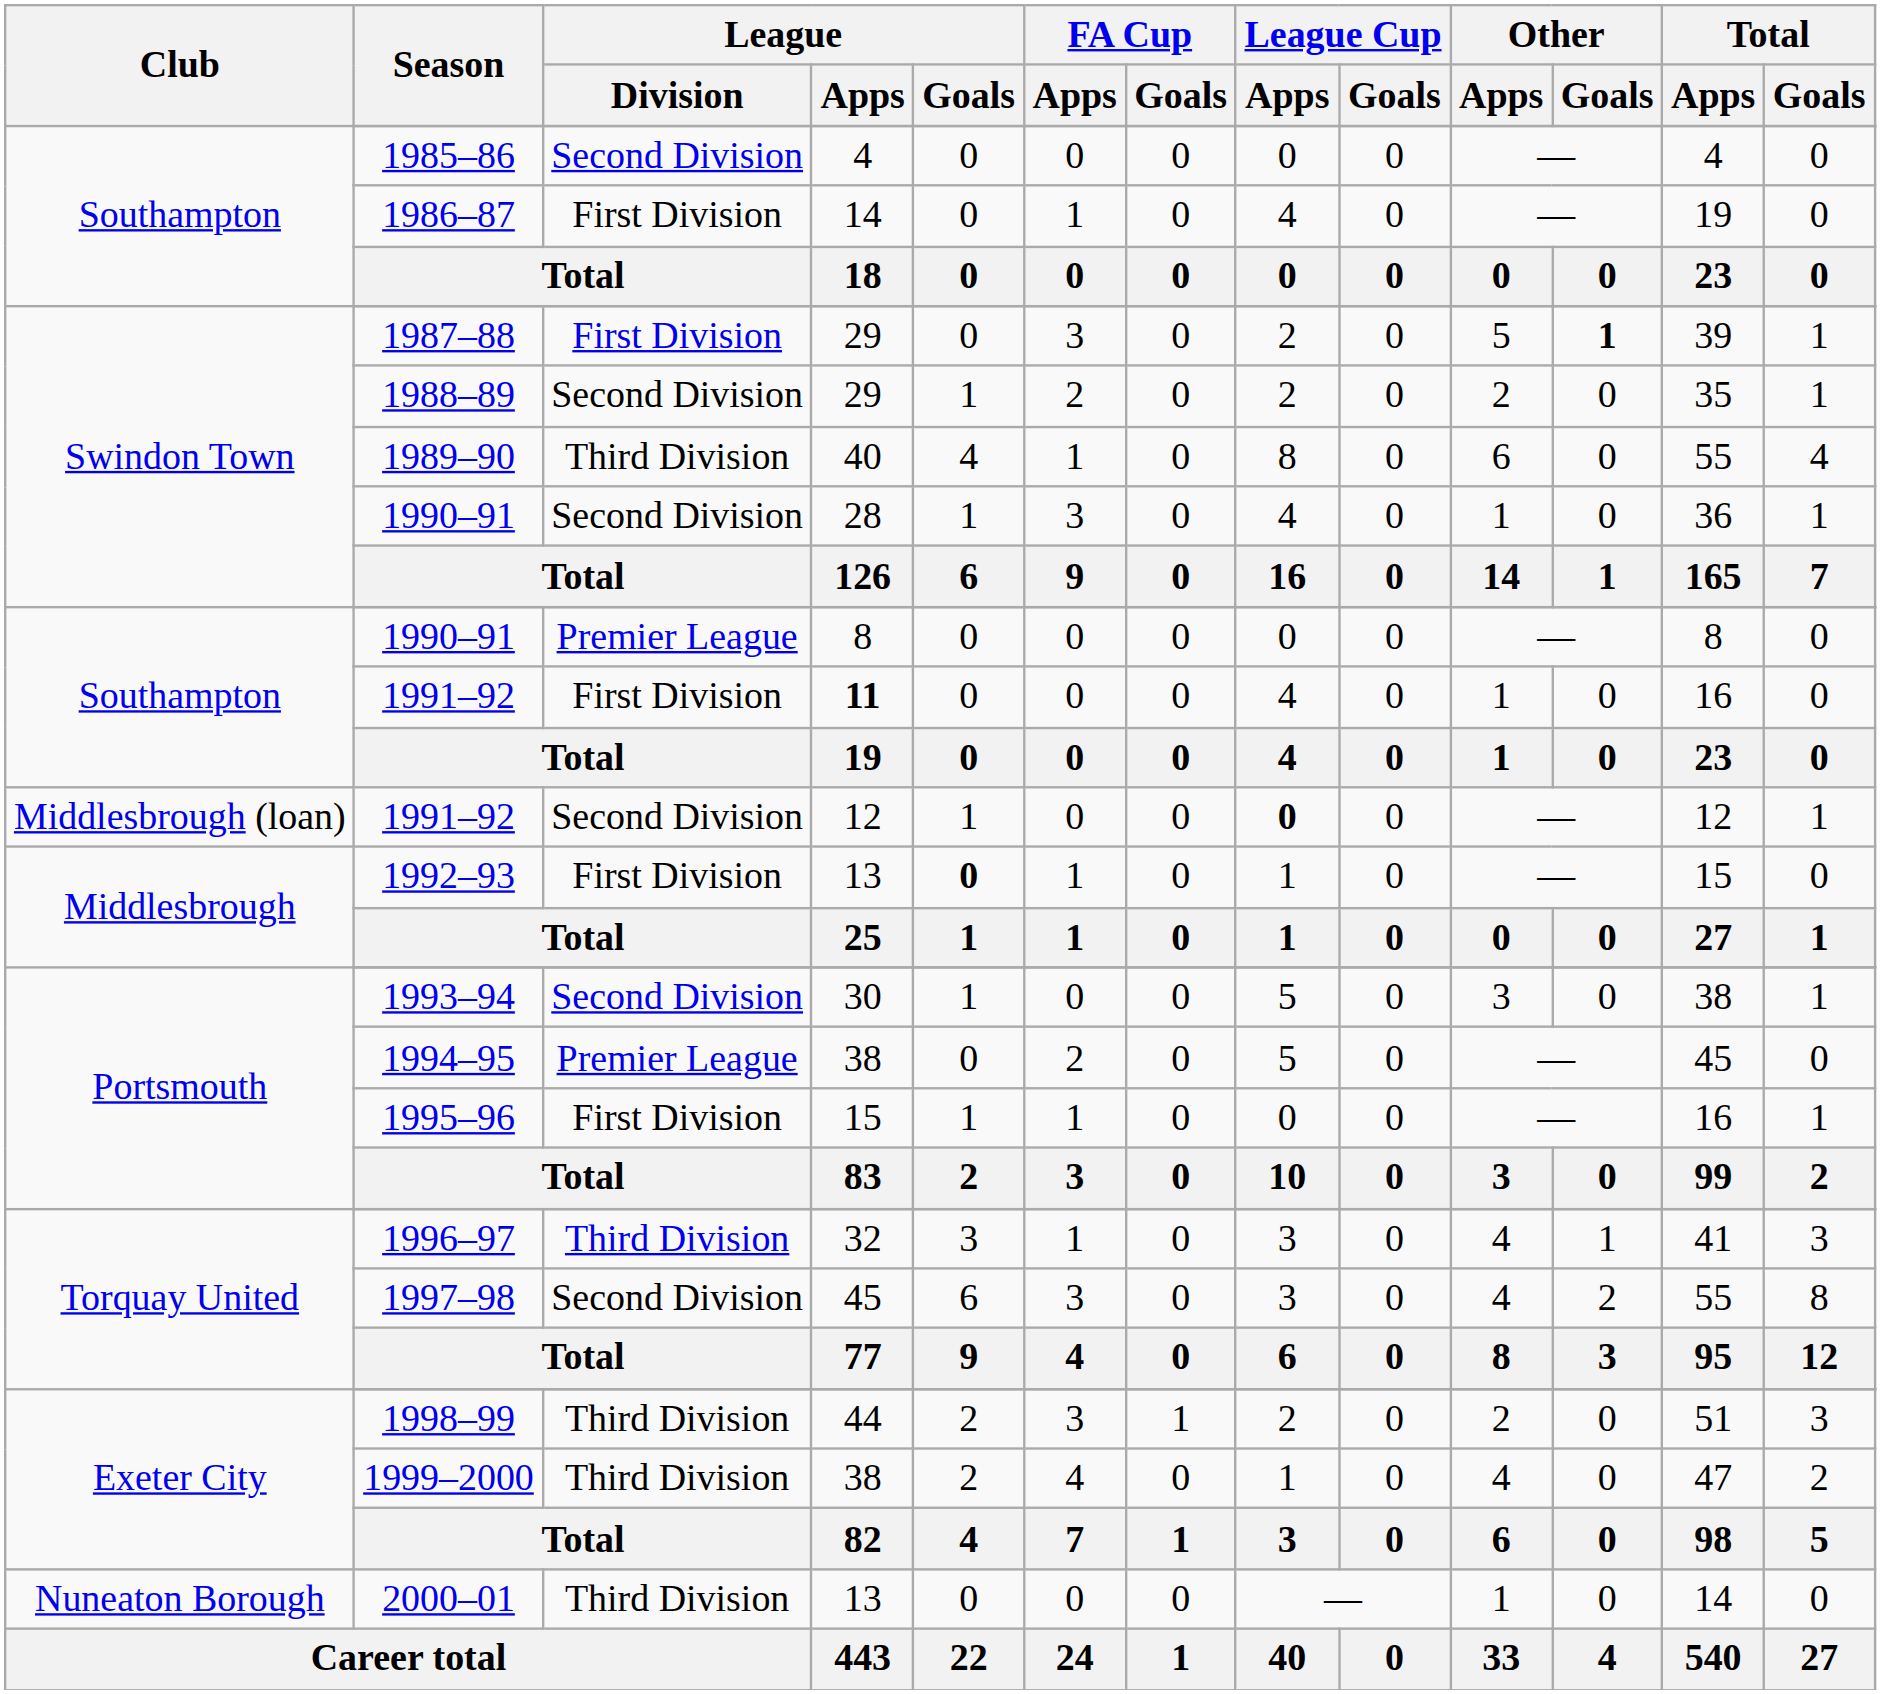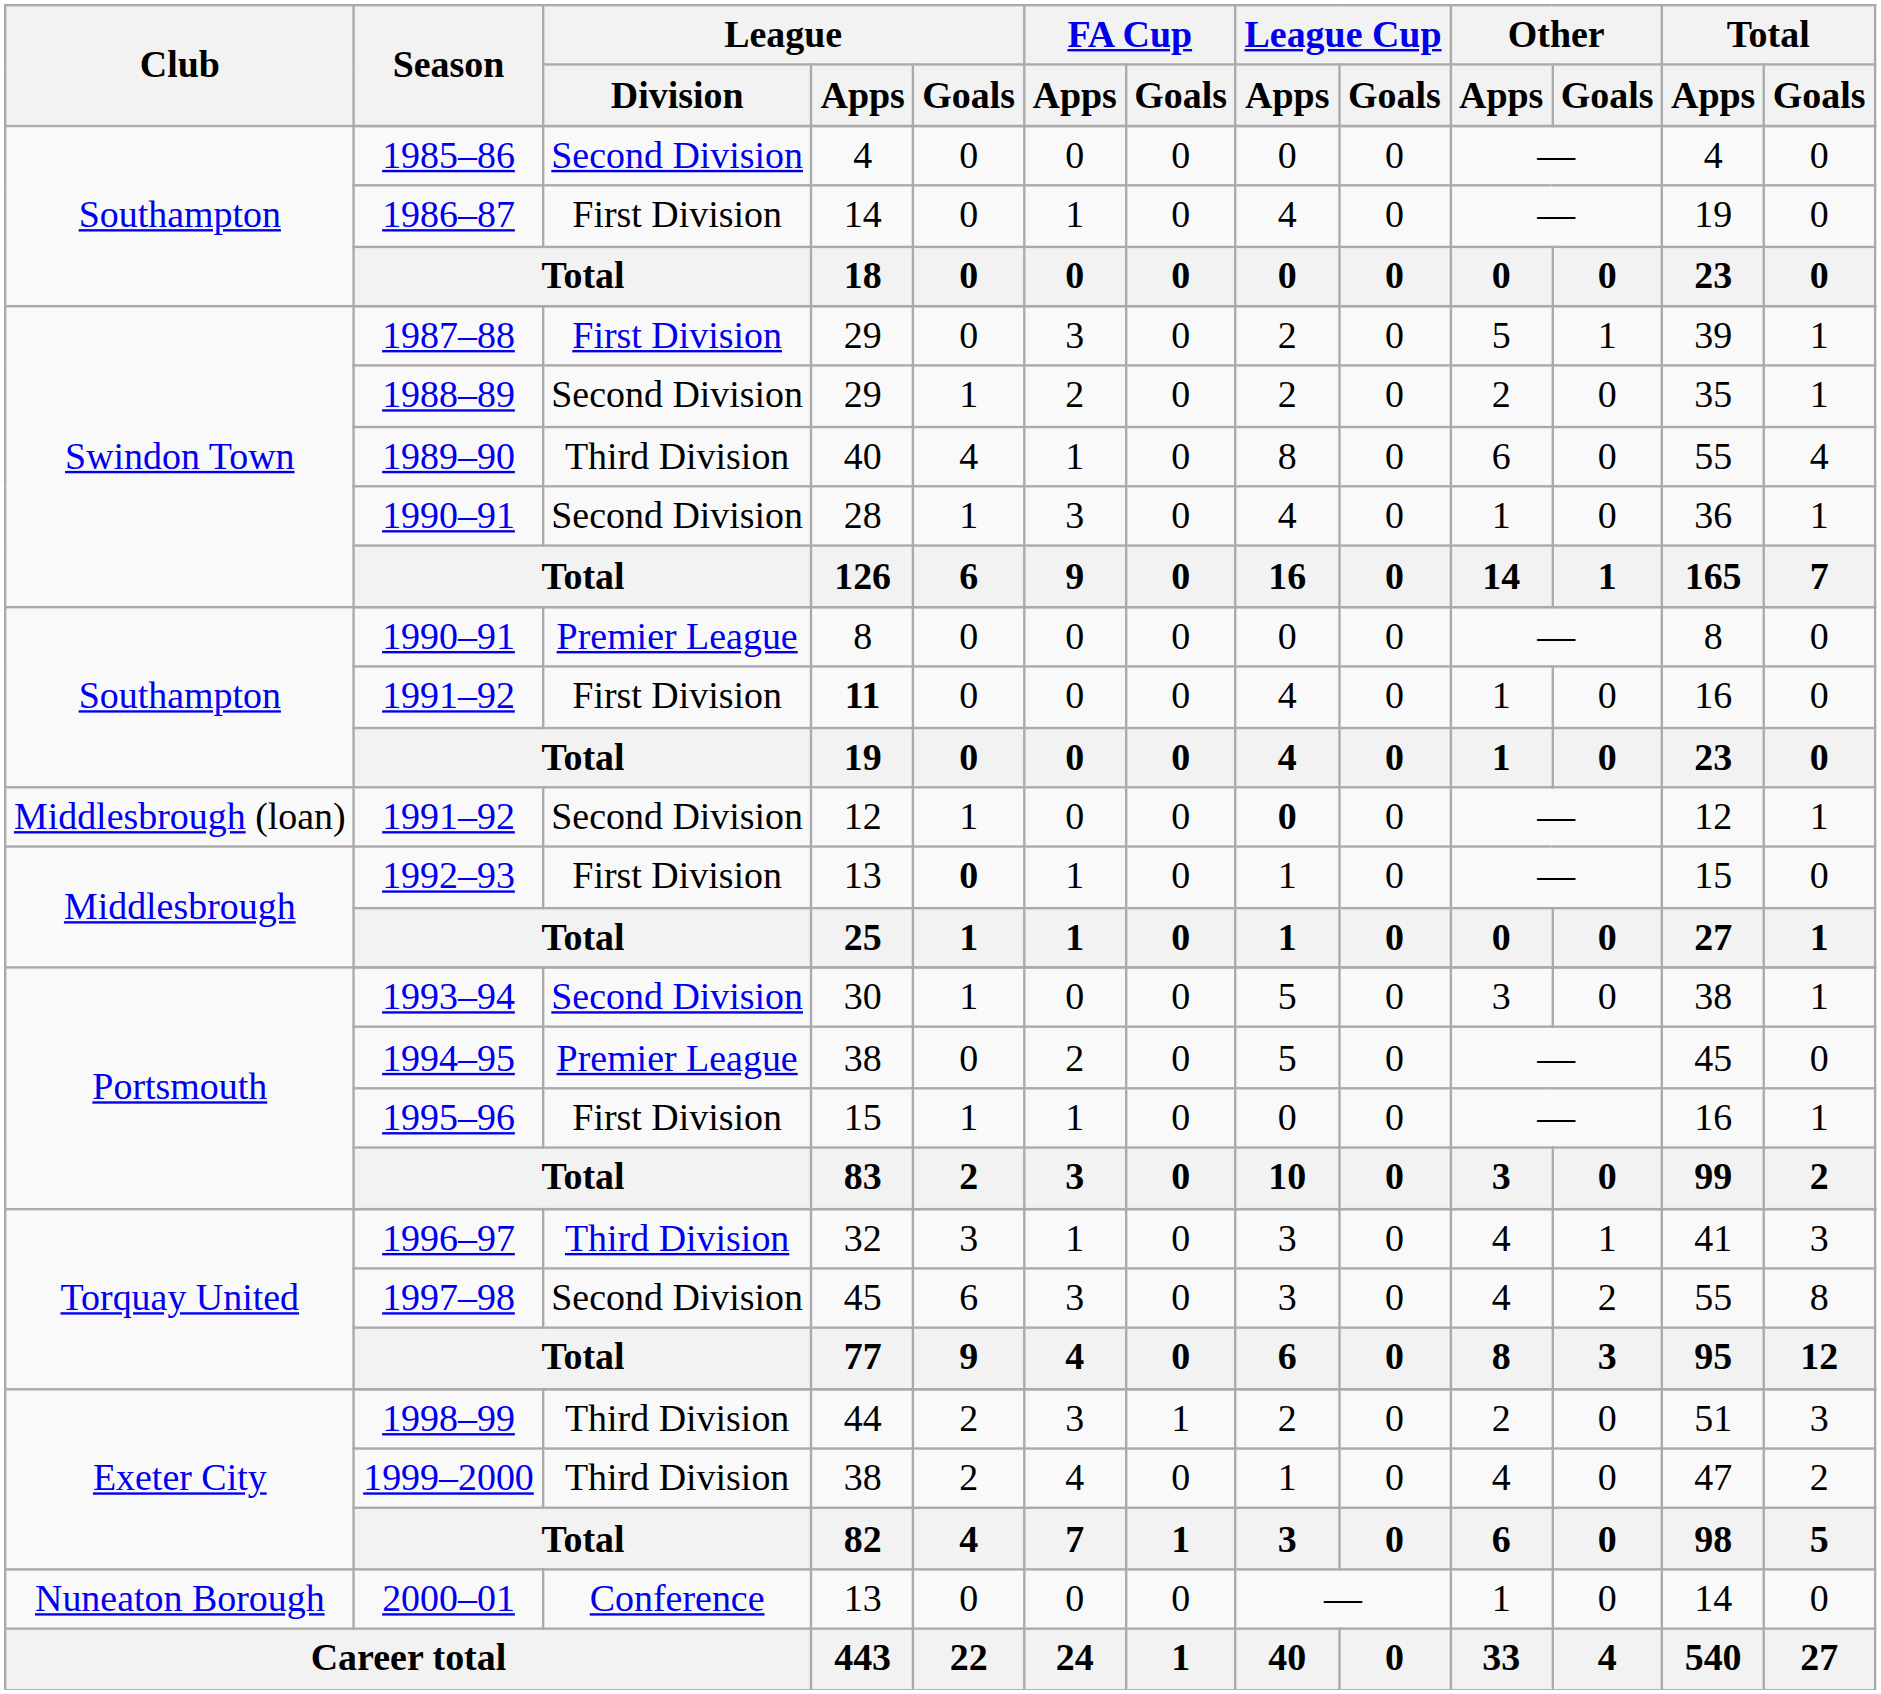(1607, 335) bold -> (1607, 335) normal
(677, 1598) Third Division -> (677, 1598) Conference
